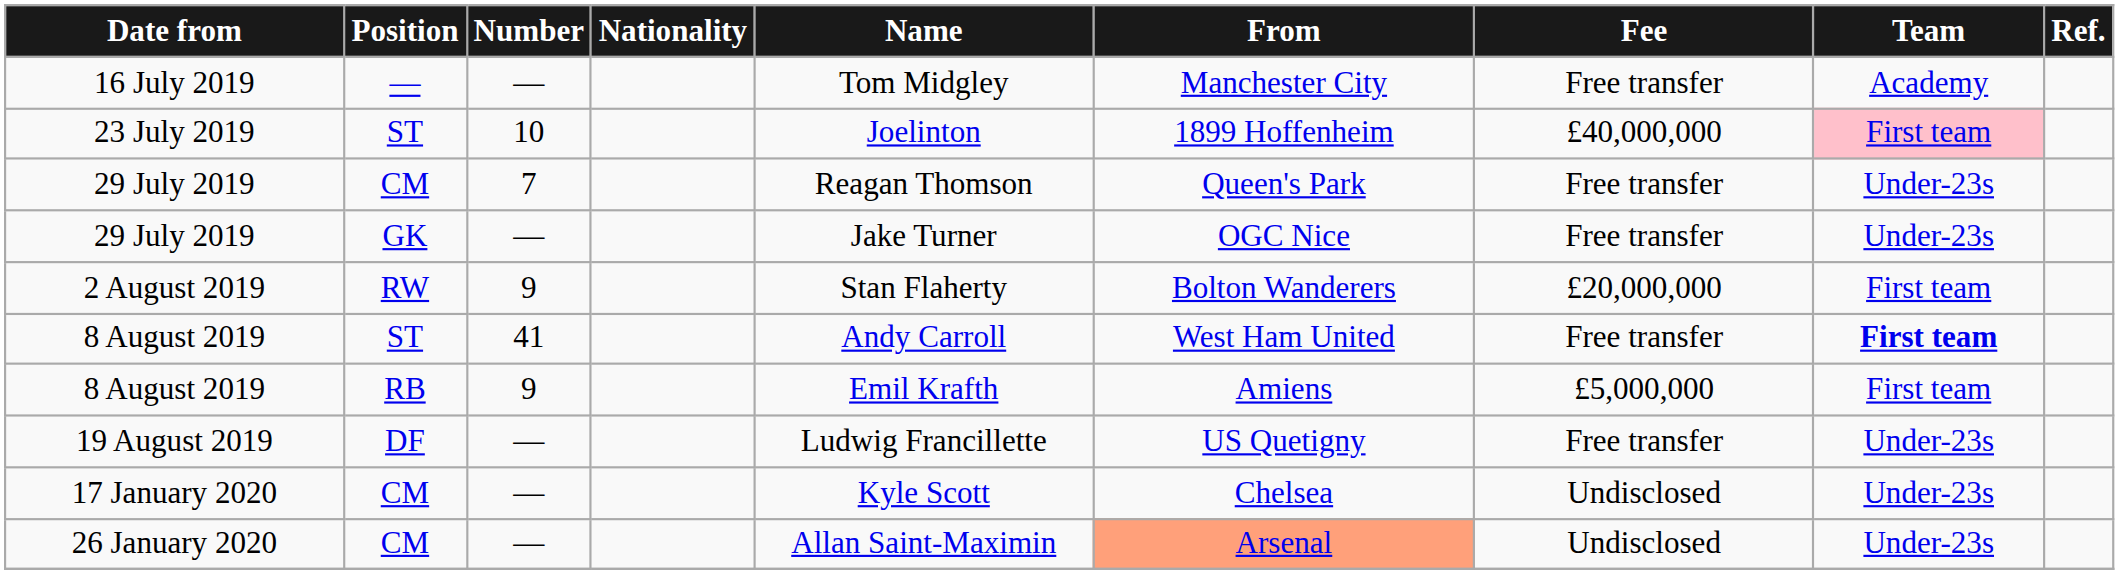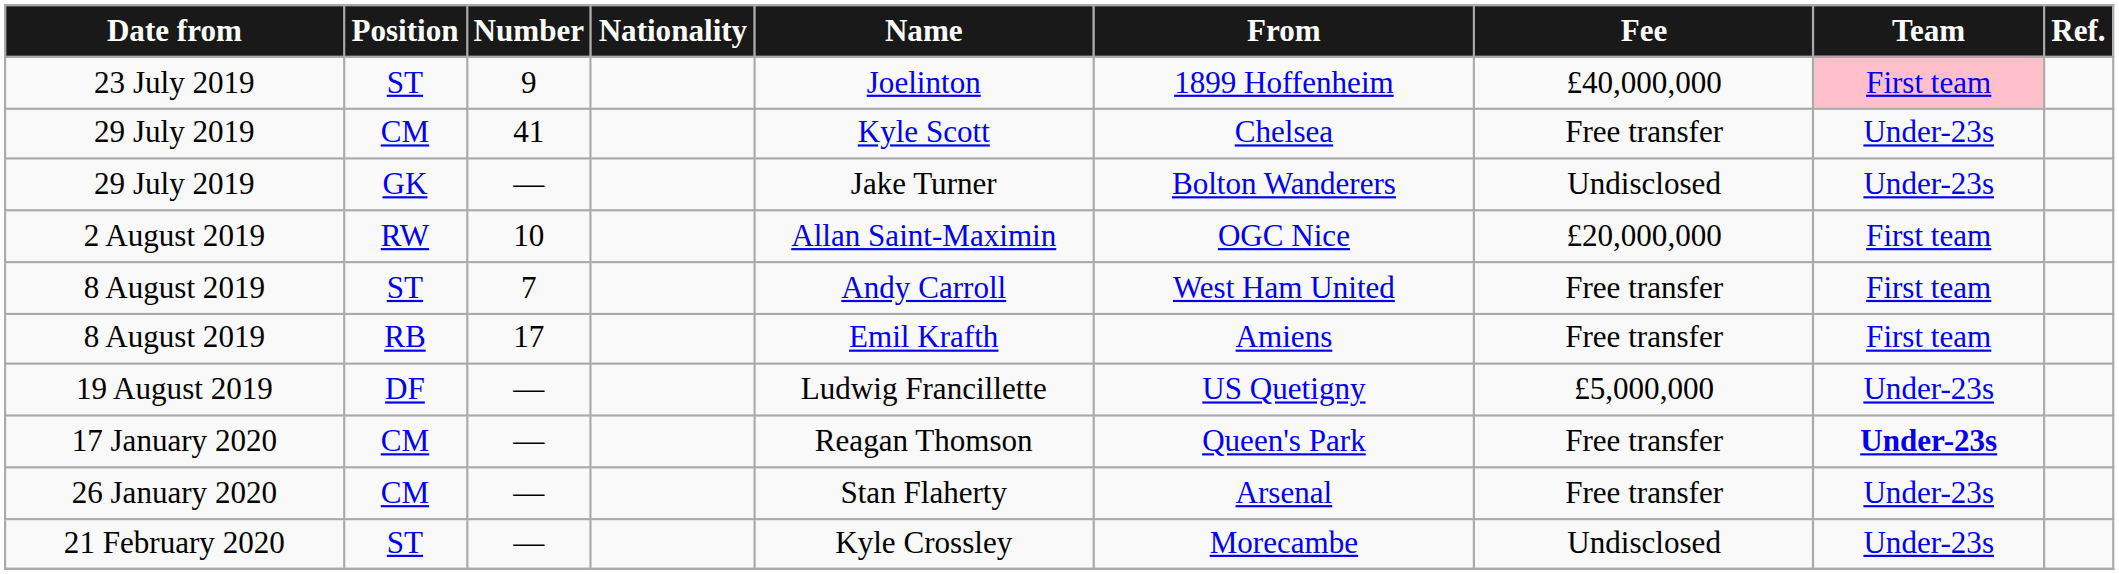- row: (174, 81)
(529, 133) 10 -> (529, 81) 9
(529, 184) 7 -> (529, 133) 41
(924, 184) Reagan Thomson -> (924, 133) Kyle Scott
(1284, 184) Queen's Park -> (1284, 133) Chelsea
(1284, 235) OGC Nice -> (1284, 184) Bolton Wanderers
(1644, 235) Free transfer -> (1644, 184) Undisclosed
(529, 287) 9 -> (529, 235) 10
(924, 287) Stan Flaherty -> (924, 235) Allan Saint-Maximin
(1284, 287) Bolton Wanderers -> (1284, 235) OGC Nice
(529, 338) 41 -> (529, 287) 7
(1929, 338) bold -> (1929, 287) normal
(529, 389) 9 -> (529, 338) 17
(1644, 389) £5,000,000 -> (1644, 338) Free transfer
(1644, 440) Free transfer -> (1644, 389) £5,000,000
(924, 492) Kyle Scott -> (924, 440) Reagan Thomson
(1284, 492) Chelsea -> (1284, 440) Queen's Park
(1644, 492) Undisclosed -> (1644, 440) Free transfer
(1929, 492) normal -> (1929, 440) bold
(924, 543) Allan Saint-Maximin -> (924, 492) Stan Flaherty
(1284, 543) lightsalmon background -> (1284, 492) no background
(1644, 543) Undisclosed -> (1644, 492) Free transfer
+ row: (174, 543)
